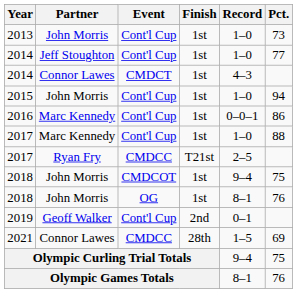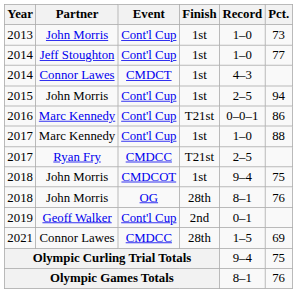(242, 95) 1–0 -> (242, 95) 2–5
(199, 116) 1st -> (199, 116) T21st
(199, 197) 1st -> (199, 197) 28th
